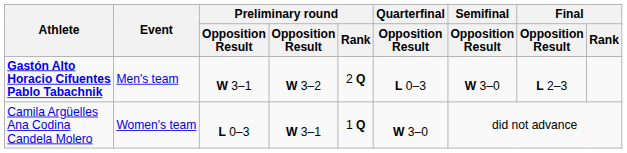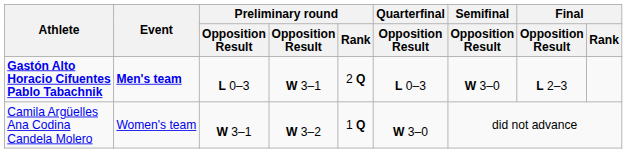(147, 79) normal -> (149, 79) bold
(234, 86) W 3–1 -> (234, 86) L 0–3
(303, 86) W 3–2 -> (303, 86) W 3–1
(234, 132) L 0–3 -> (234, 132) W 3–1
(303, 132) W 3–1 -> (303, 132) W 3–2
